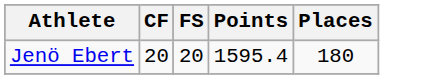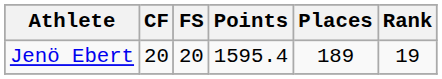+ column: (408, 22)
(336, 57) 180 -> (336, 57) 189
